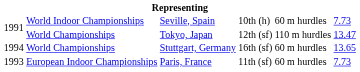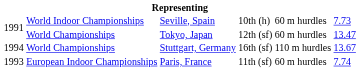(303, 34) 110 m hurdles -> (301, 34) 60 m hurdles
(301, 48) 60 m hurdles -> (303, 48) 110 m hurdles
(345, 48) 13.65 -> (345, 48) 13.67
(342, 62) 7.73 -> (342, 62) 7.74
